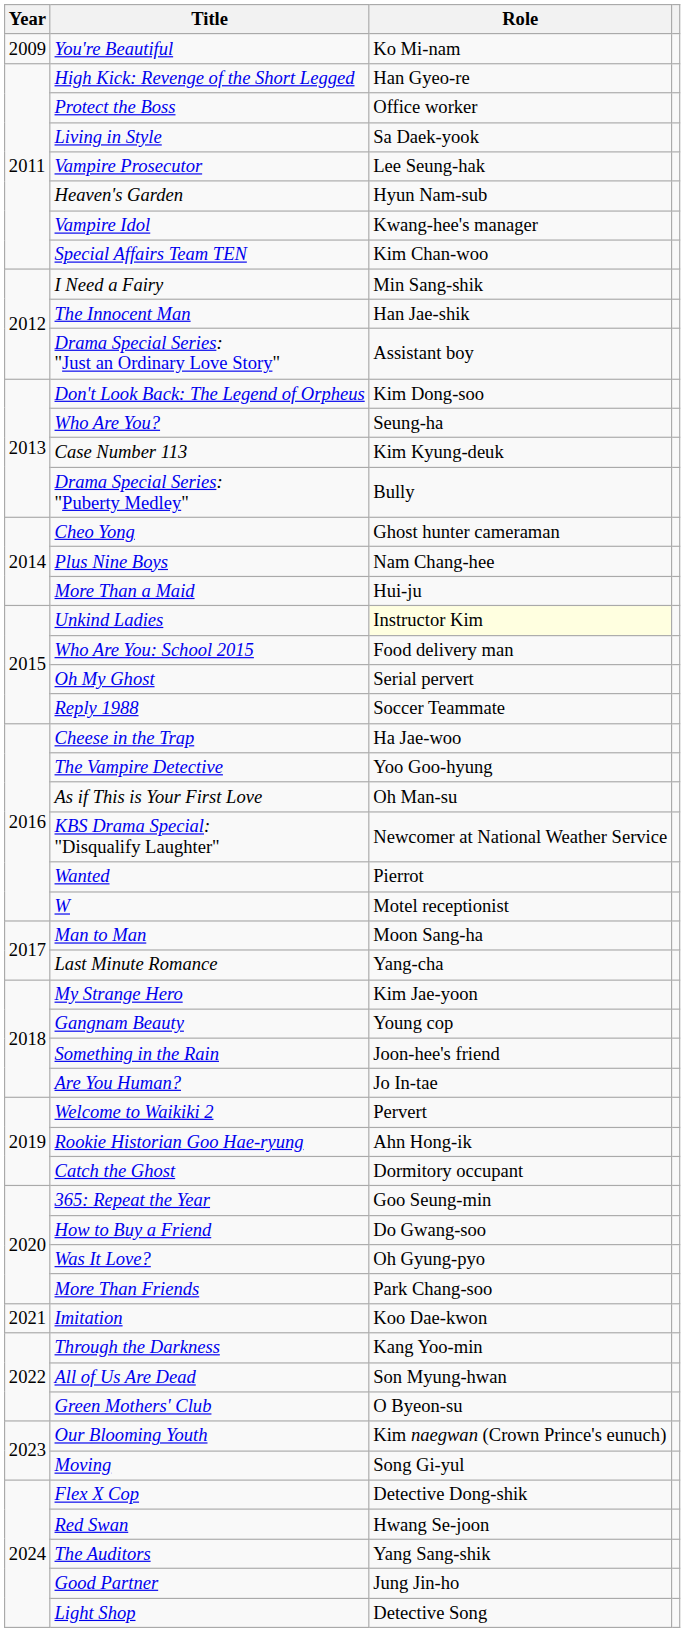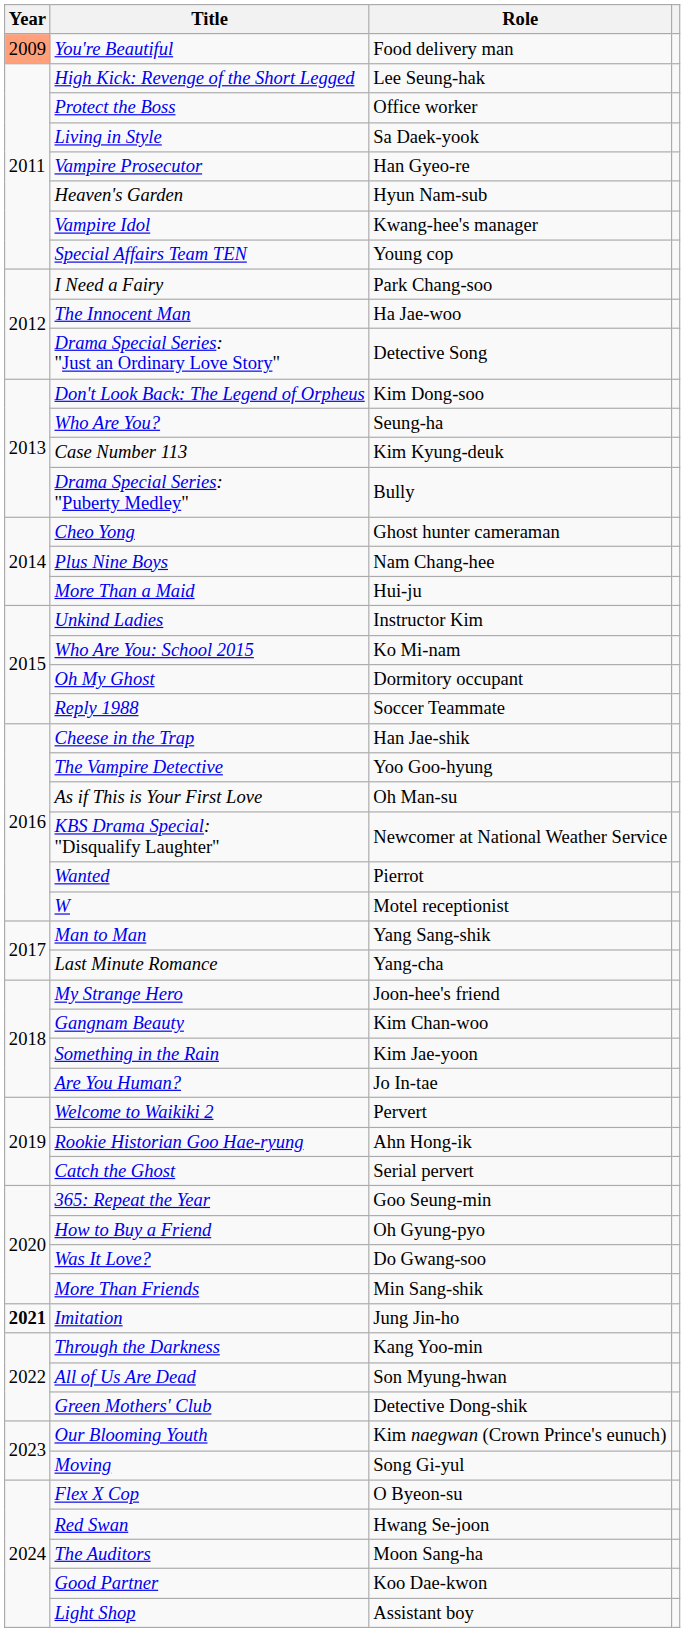(27, 48) no background -> (27, 48) lightsalmon background
(417, 48) Ko Mi-nam -> (443, 48) Food delivery man
(421, 78) Han Gyeo-re -> (429, 78) Lee Seung-hak
(429, 166) Lee Seung-hak -> (421, 166) Han Gyeo-re
(431, 254) Kim Chan-woo -> (413, 254) Young cop
(428, 284) Min Sang-shik -> (433, 284) Park Chang-soo
(421, 313) Han Jae-shik -> (417, 313) Ha Jae-woo
(424, 353) Assistant boy -> (430, 353) Detective Song
(428, 620) lightyellow background -> (428, 620) no background
(443, 649) Food delivery man -> (417, 649) Ko Mi-nam
(424, 679) Serial pervert -> (448, 679) Dormitory occupant
(417, 737) Ha Jae-woo -> (421, 737) Han Jae-shik
(428, 935) Moon Sang-ha -> (432, 935) Yang Sang-shik
(426, 994) Kim Jae-yoon -> (437, 994) Joon-hee's friend
(413, 1023) Young cop -> (431, 1023) Kim Chan-woo
(437, 1053) Joon-hee's friend -> (426, 1053) Kim Jae-yoon
(448, 1170) Dormitory occupant -> (424, 1170) Serial pervert
(430, 1229) Do Gwang-soo -> (429, 1229) Oh Gyung-pyo
(429, 1259) Oh Gyung-pyo -> (430, 1259) Do Gwang-soo
(433, 1288) Park Chang-soo -> (428, 1288) Min Sang-shik
(27, 1318) normal -> (27, 1318) bold
(430, 1318) Koo Dae-kwon -> (416, 1318) Jung Jin-ho
(418, 1406) O Byeon-su -> (450, 1406) Detective Dong-shik
(450, 1494) Detective Dong-shik -> (418, 1494) O Byeon-su
(432, 1553) Yang Sang-shik -> (428, 1553) Moon Sang-ha
(416, 1583) Jung Jin-ho -> (430, 1583) Koo Dae-kwon
(430, 1612) Detective Song -> (424, 1612) Assistant boy
